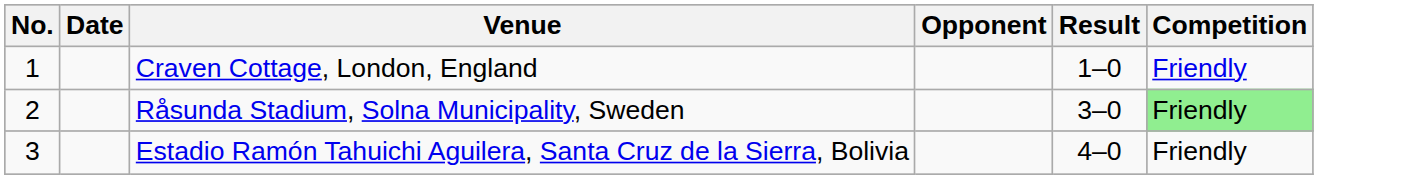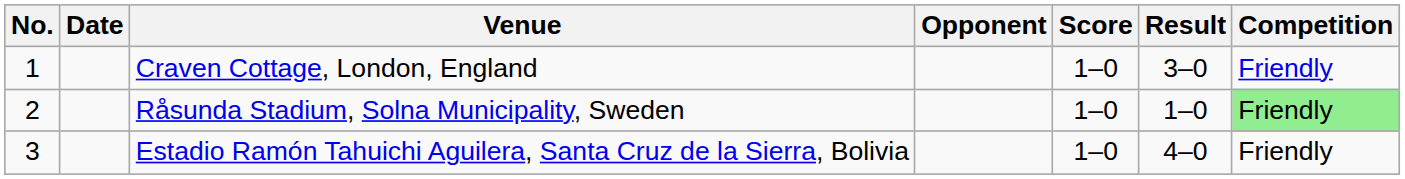+ column: (1096, 25)
(1099, 67) 1–0 -> (1185, 67) 3–0
(1099, 109) 3–0 -> (1185, 109) 1–0
